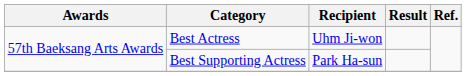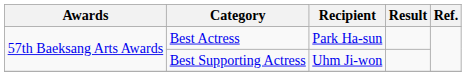(347, 37) Uhm Ji-won -> (347, 37) Park Ha-sun
(347, 60) Park Ha-sun -> (347, 60) Uhm Ji-won
